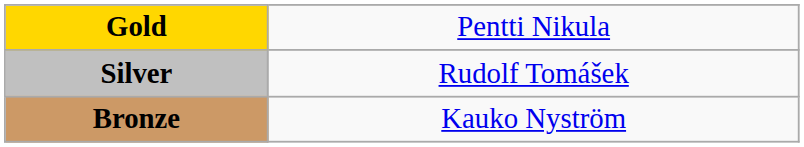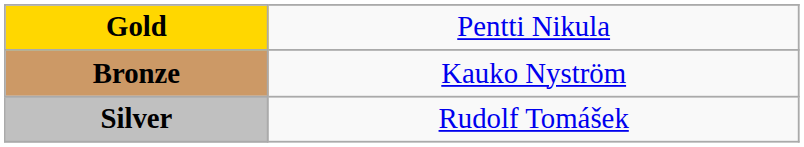rows swapped: (136, 73) <-> (136, 118)
